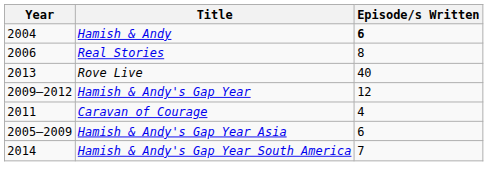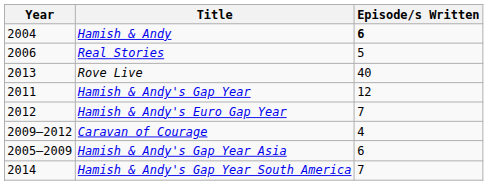(361, 53) 8 -> (361, 53) 5
(40, 92) 2009–2012 -> (22, 92) 2011
+ row: (182, 112)
(22, 112) 2011 -> (40, 131) 2009–2012
